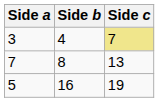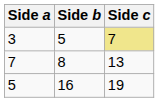(61, 39) 4 -> (61, 39) 5
